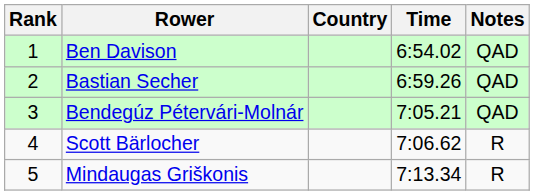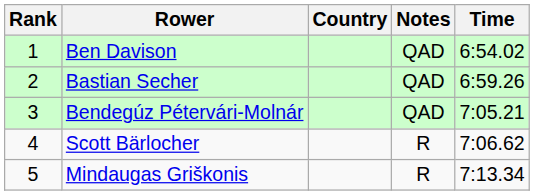columns swapped: (429, 19) <-> (498, 19)
